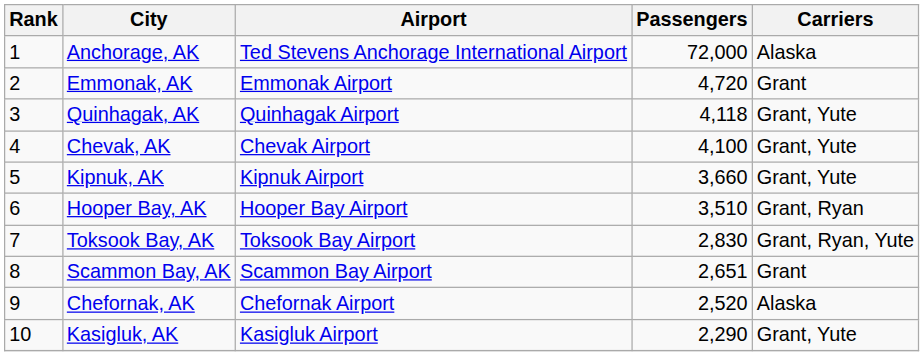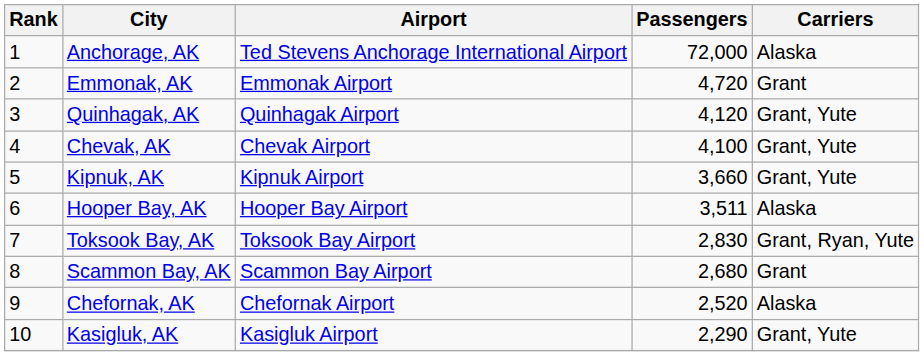(724, 114) 4,118 -> (723, 114) 4,120
(723, 209) 3,510 -> (724, 209) 3,511
(810, 209) Grant, Ryan -> (787, 209) Alaska
(723, 271) 2,651 -> (723, 271) 2,680
